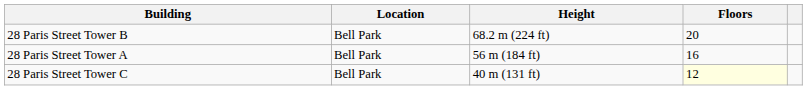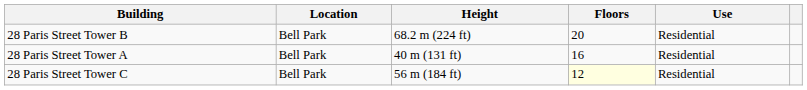+ column: (722, 14)
(506, 54) 56 m (184 ft) -> (428, 54) 40 m (131 ft)
(506, 74) 40 m (131 ft) -> (428, 74) 56 m (184 ft)
